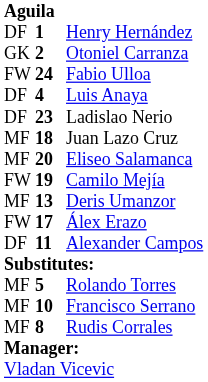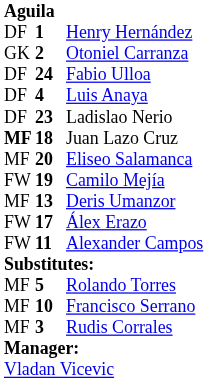(17, 74) FW -> (15, 74) DF
(17, 137) normal -> (18, 137) bold
(15, 243) DF -> (17, 243) FW
(39, 327) 8 -> (39, 327) 3
